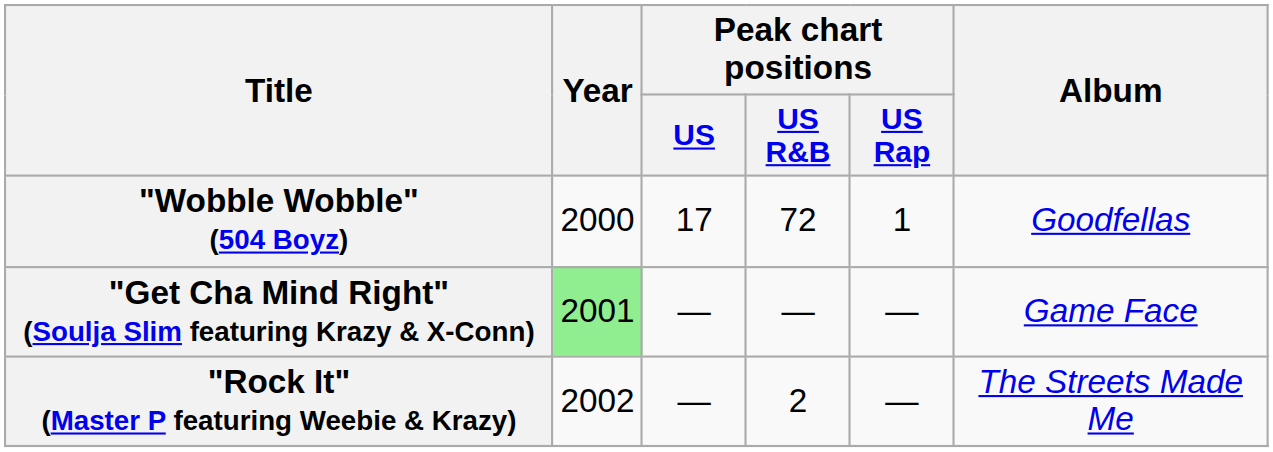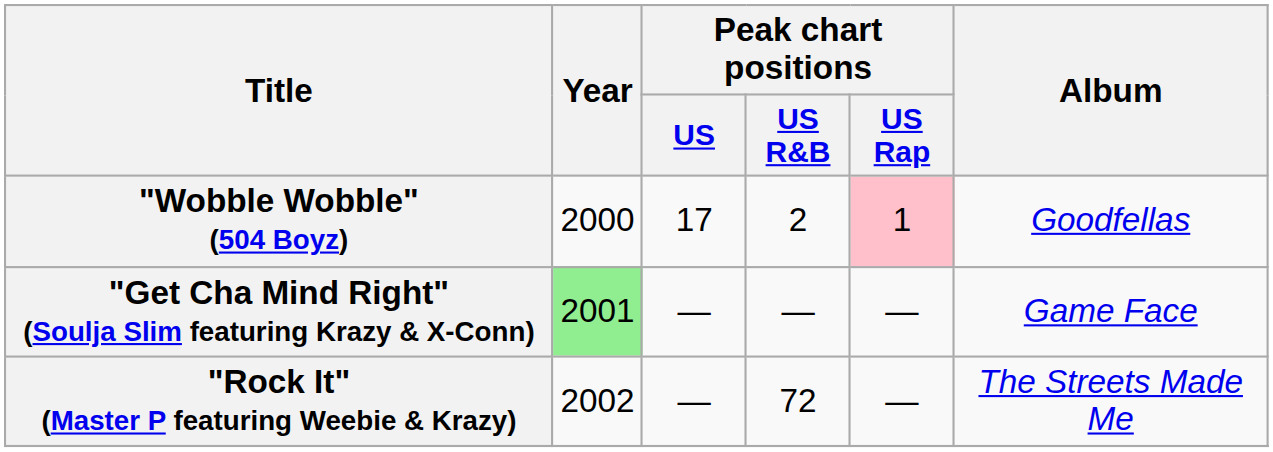(798, 220) 72 -> (798, 220) 2
(902, 220) no background -> (902, 220) pink background
(798, 400) 2 -> (798, 400) 72
